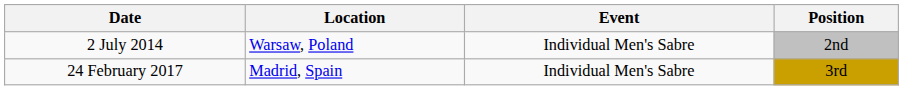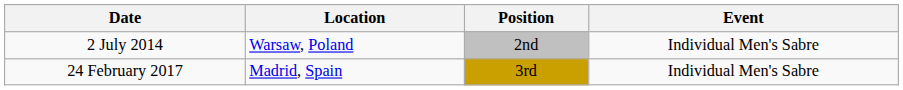columns swapped: (619, 18) <-> (836, 18)
